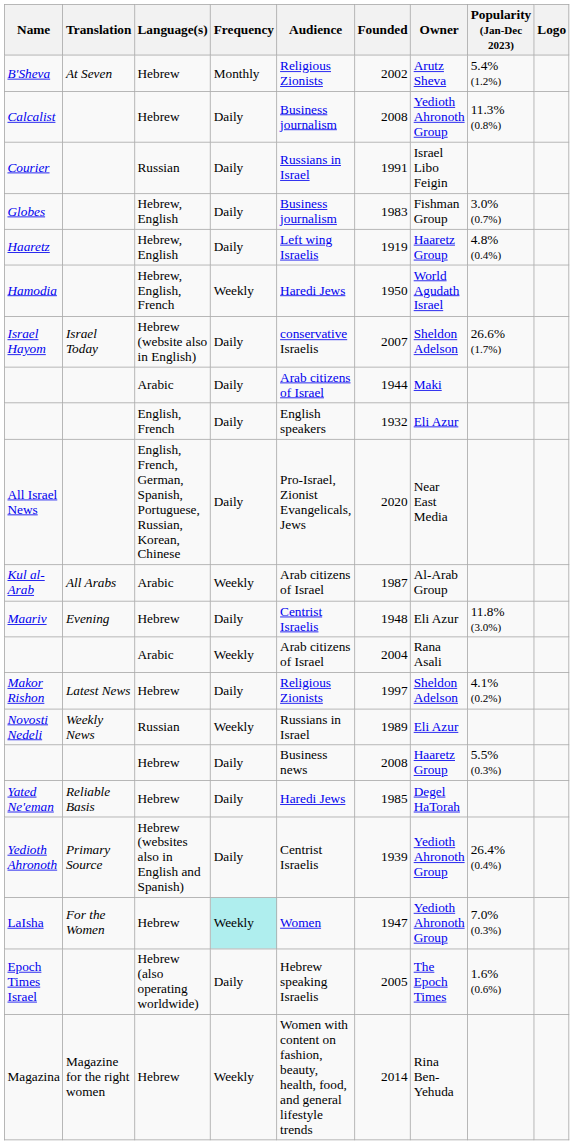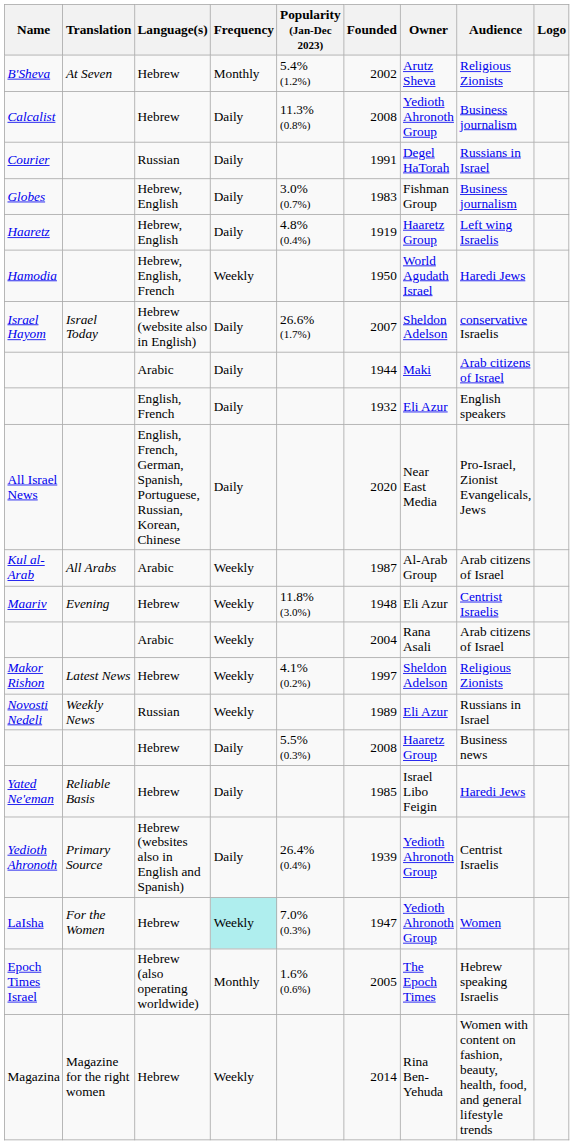columns swapped: (501, 29) <-> (316, 29)
(431, 167) Israel Libo Feigin -> (426, 160) Degel HaTorah
(228, 618) Daily -> (234, 603) Weekly
(228, 690) Daily -> (234, 675) Weekly
(437, 798) Degel HaTorah -> (420, 791) Israel Libo Feigin
(228, 981) Daily -> (237, 981) Monthly
